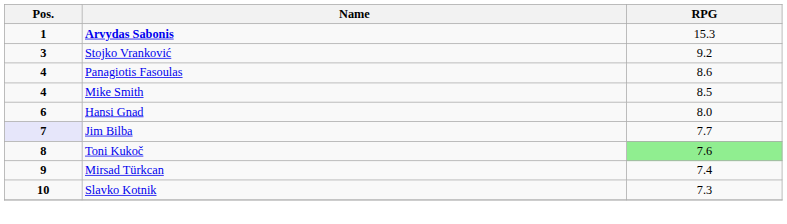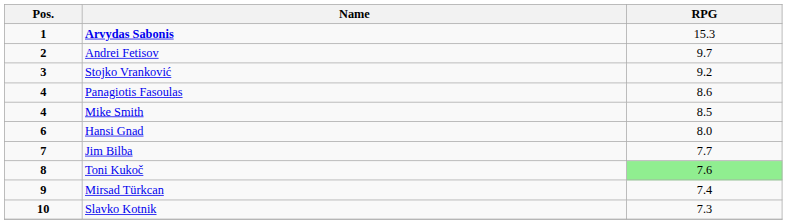+ row: (122, 53)
(43, 131) lavender background -> (43, 151) no background
